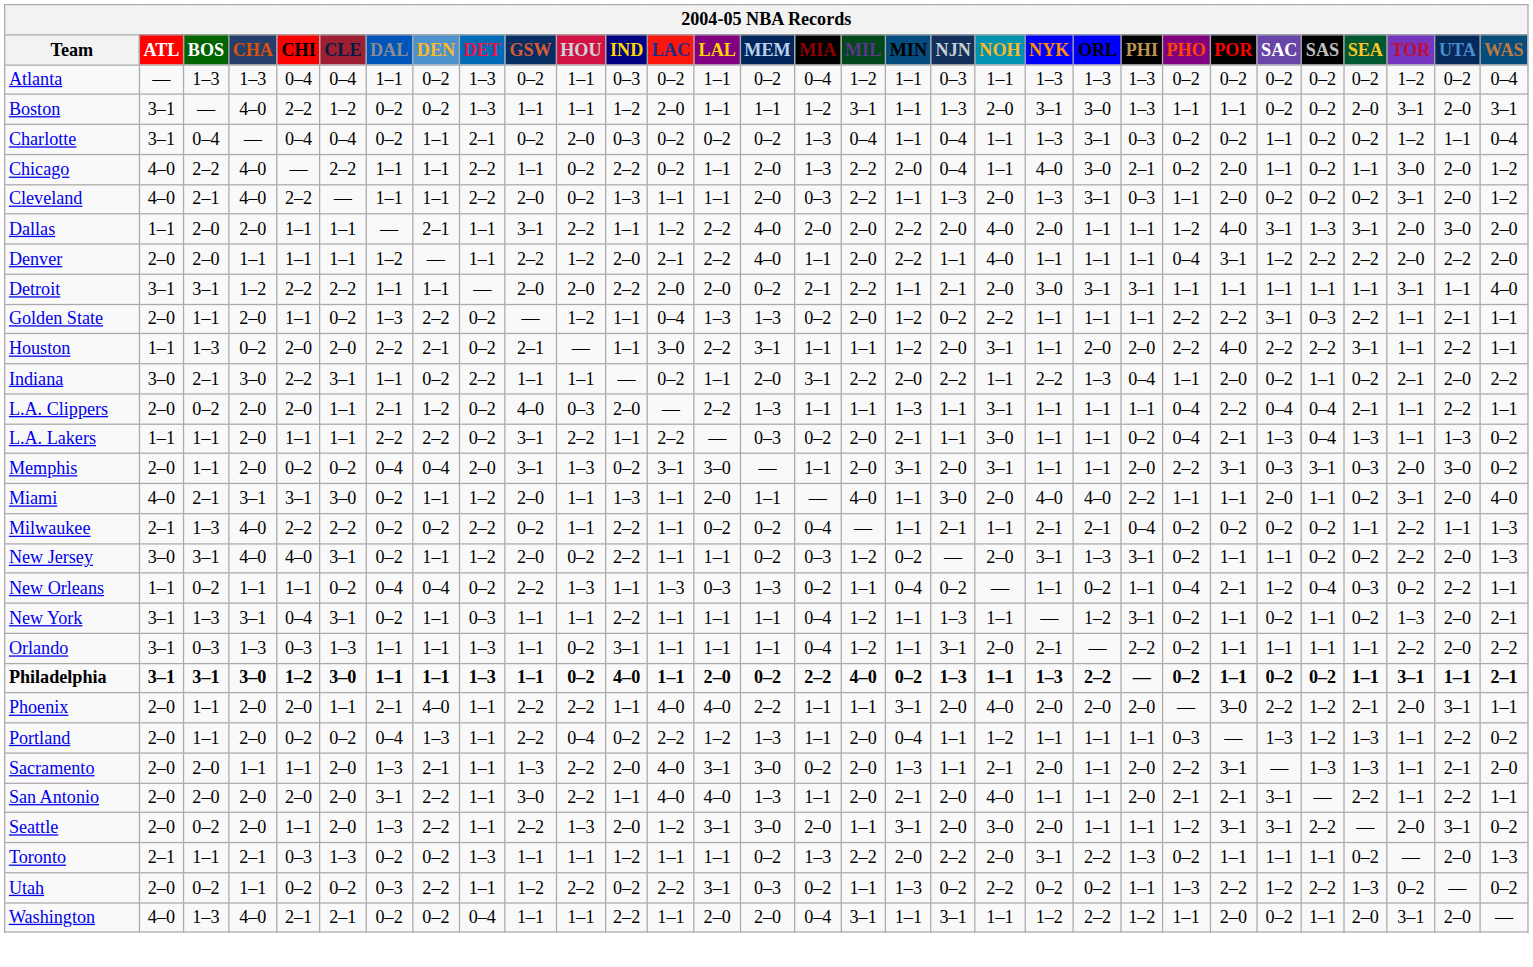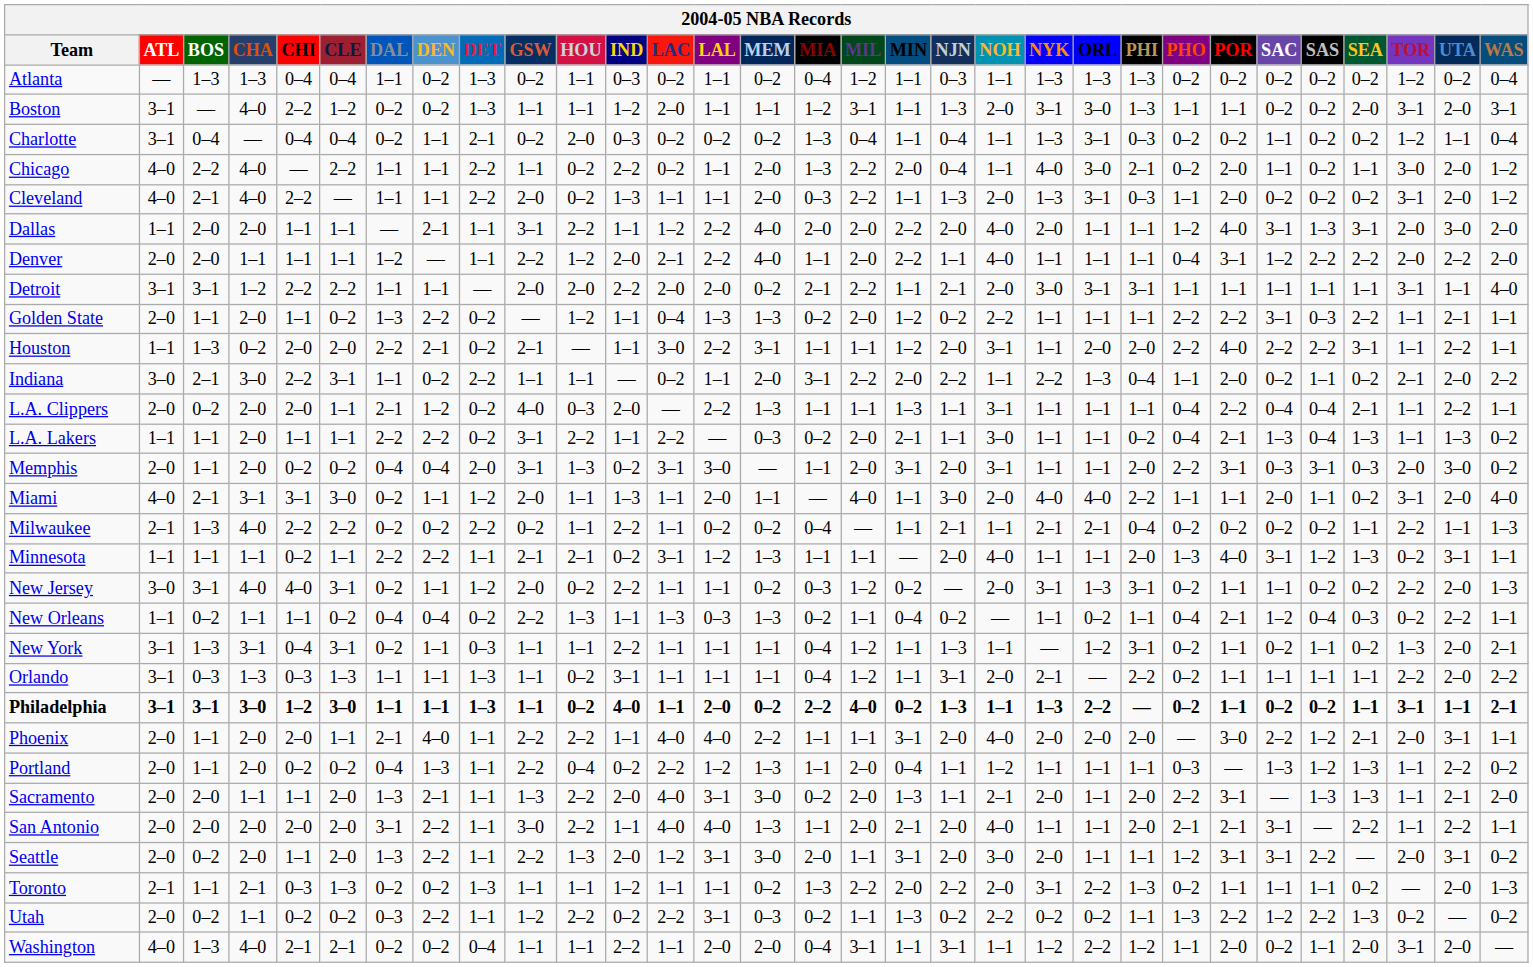+ row: (47, 558)
